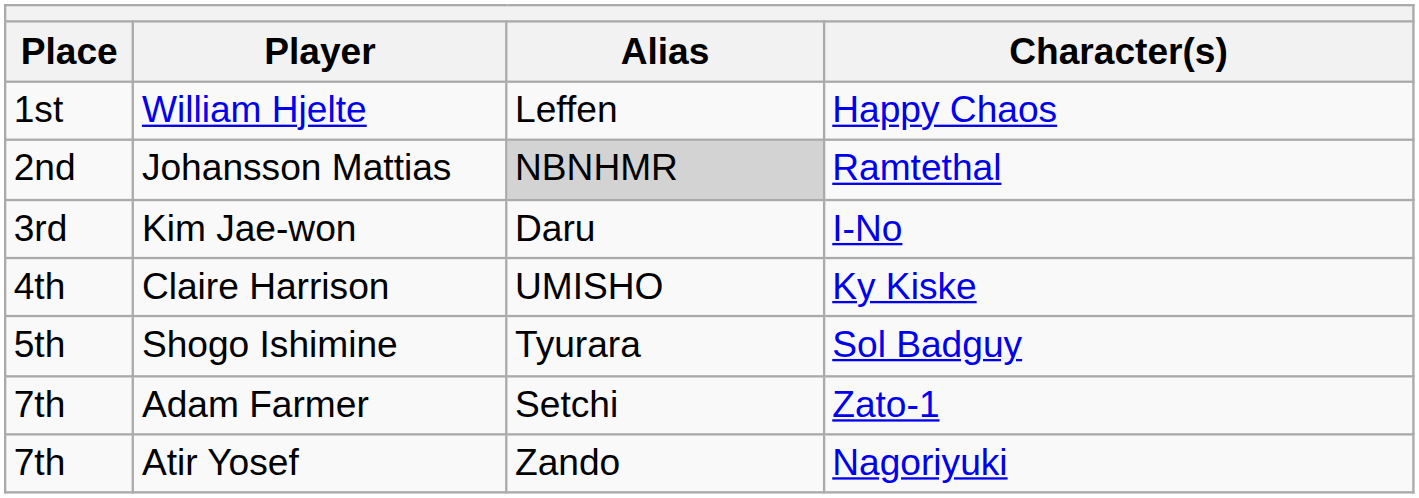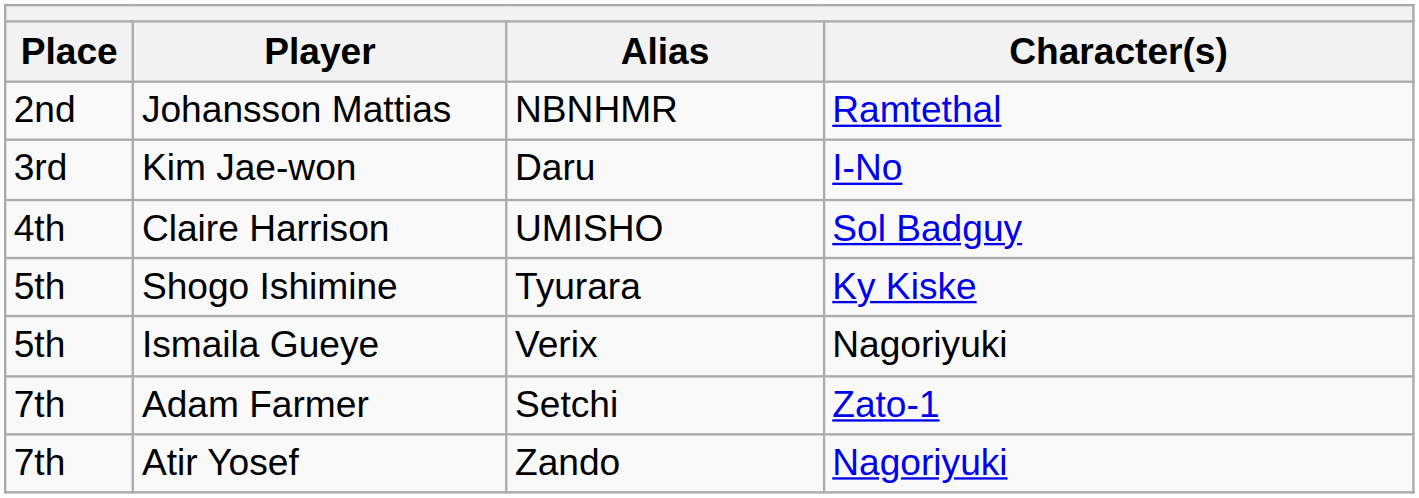- row: (254, 109)
(596, 168) lightgrey background -> (596, 109) no background
(904, 286) Ky Kiske -> (927, 227) Sol Badguy
(927, 345) Sol Badguy -> (904, 286) Ky Kiske
+ row: (261, 345)
